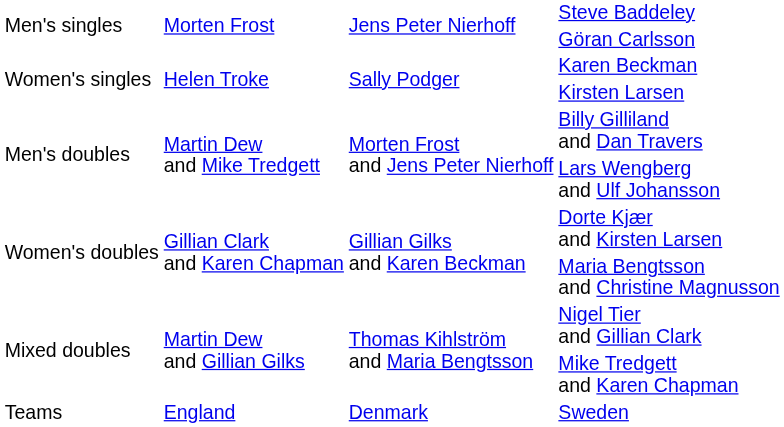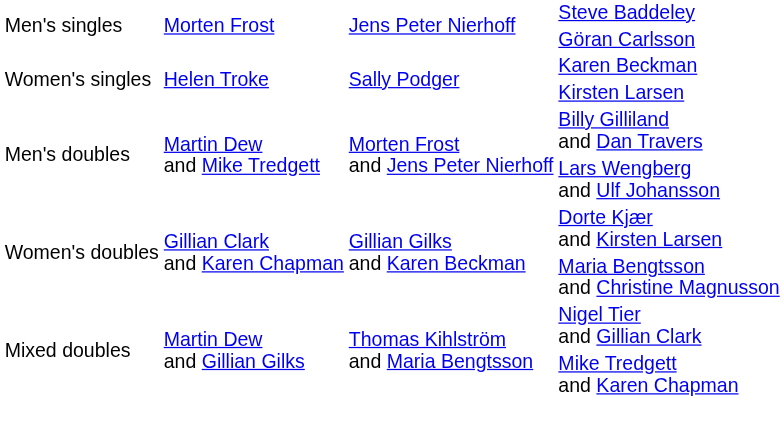- row: (594, 412)
